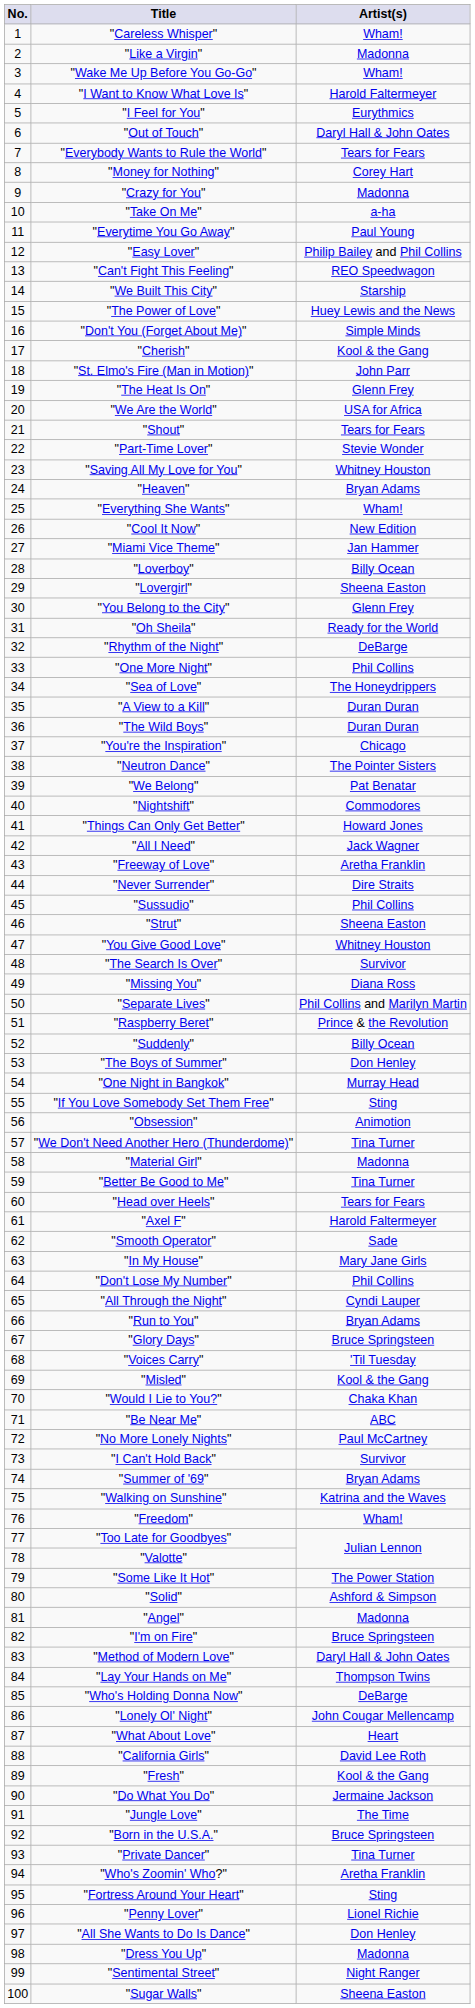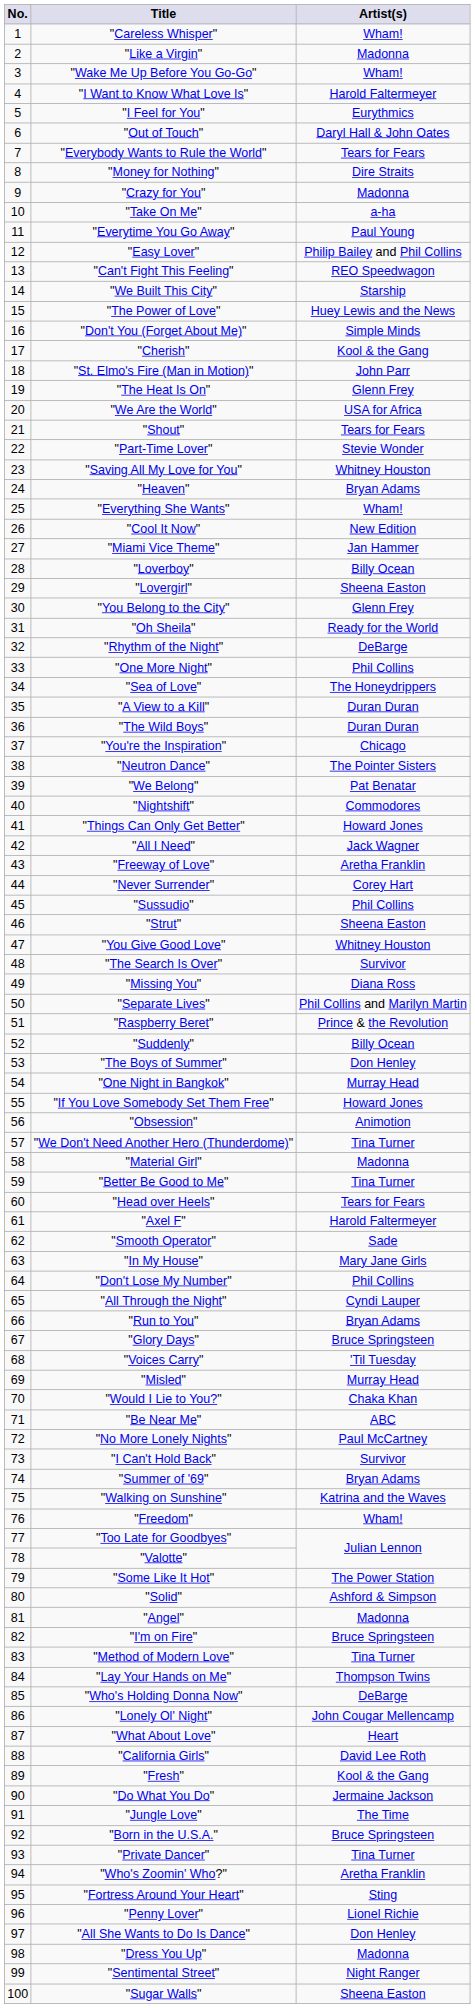(383, 172) Corey Hart -> (383, 172) Dire Straits
(383, 885) Dire Straits -> (383, 885) Corey Hart
(383, 1102) Sting -> (383, 1102) Howard Jones
(383, 1380) Kool & the Gang -> (383, 1380) Murray Head
(383, 1657) Daryl Hall & John Oates -> (383, 1657) Tina Turner
